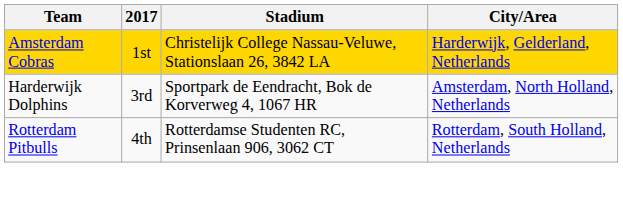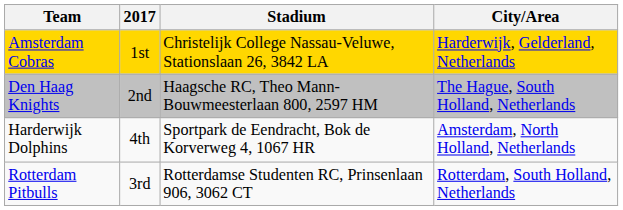+ row: (41, 95)
(141, 95) 3rd -> (140, 139) 4th
(141, 139) 4th -> (140, 183) 3rd
